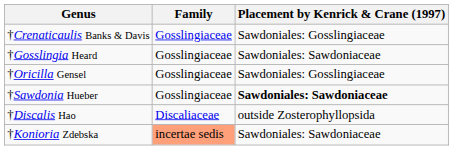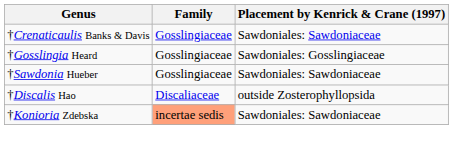(311, 34) Sawdoniales: Gosslingiaceae -> (309, 34) Sawdoniales: Sawdoniaceae
(309, 54) Sawdoniales: Sawdoniaceae -> (311, 54) Sawdoniales: Gosslingiaceae
- row: (47, 74)
(313, 94) bold -> (309, 74) normal
